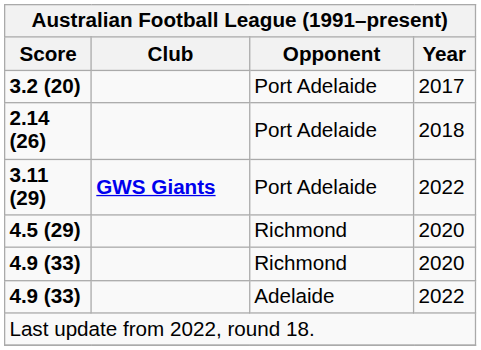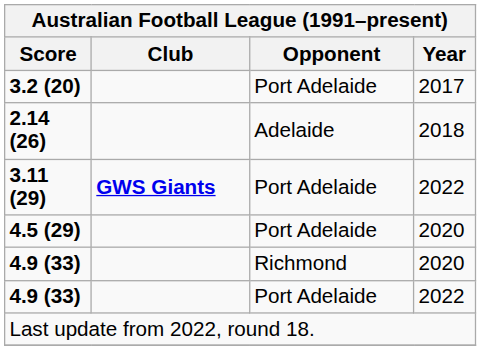(316, 130) Port Adelaide -> (294, 130) Adelaide
(301, 230) Richmond -> (316, 230) Port Adelaide
(294, 296) Adelaide -> (316, 296) Port Adelaide
